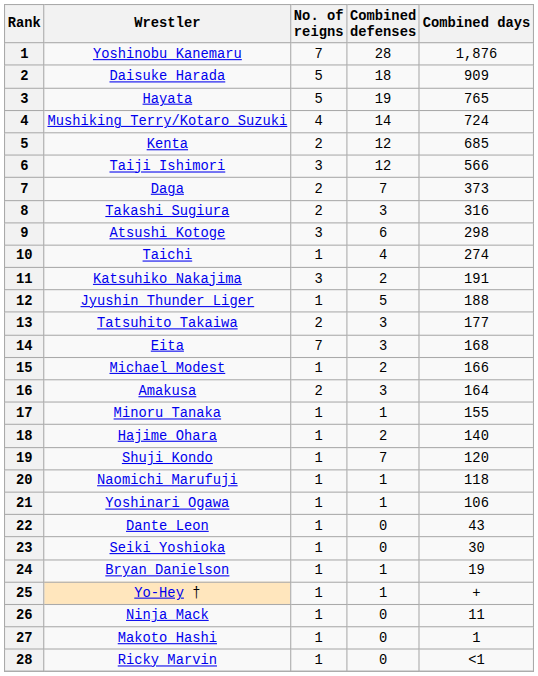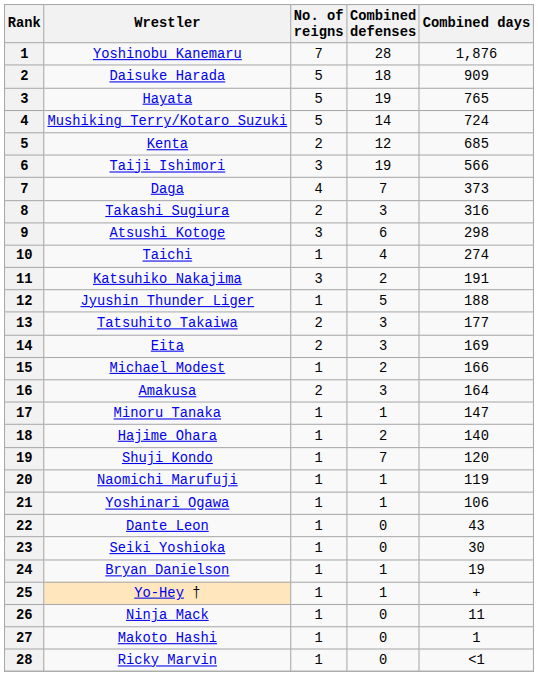(319, 121) 4 -> (319, 121) 5
(383, 166) 12 -> (383, 166) 19
(319, 189) 2 -> (319, 189) 4
(319, 346) 7 -> (319, 346) 2
(476, 346) 168 -> (476, 346) 169
(476, 413) 155 -> (476, 413) 147
(476, 481) 118 -> (476, 481) 119
